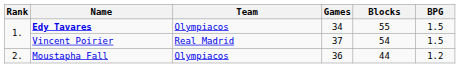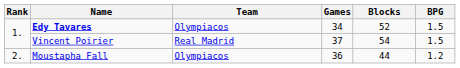(384, 26) 55 -> (384, 26) 52
